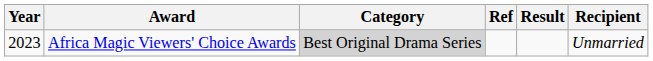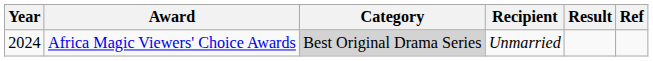columns swapped: (608, 17) <-> (501, 17)
(24, 42) 2023 -> (24, 42) 2024
